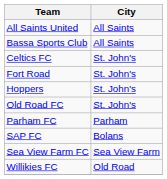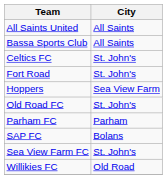(115, 89) St. John's -> (127, 89) Sea View Farm
(127, 151) Sea View Farm -> (115, 151) St. John's
